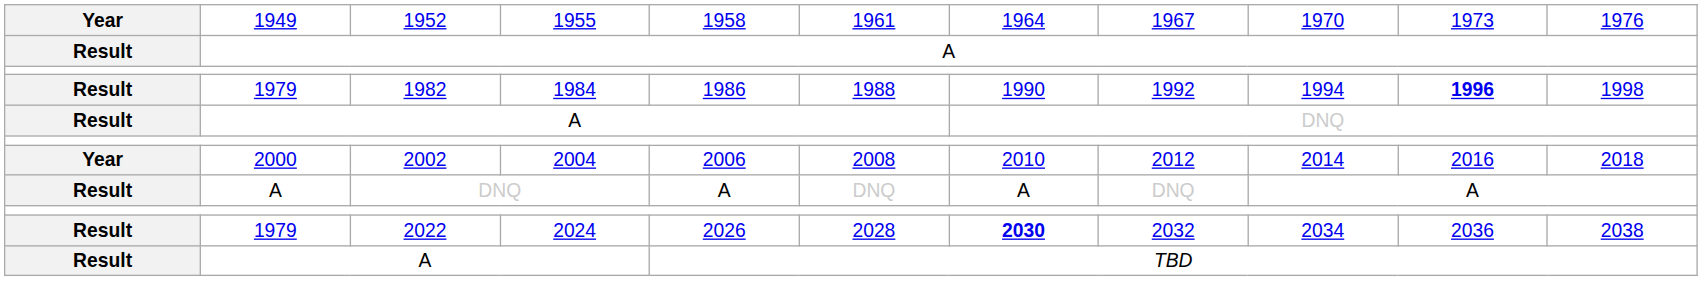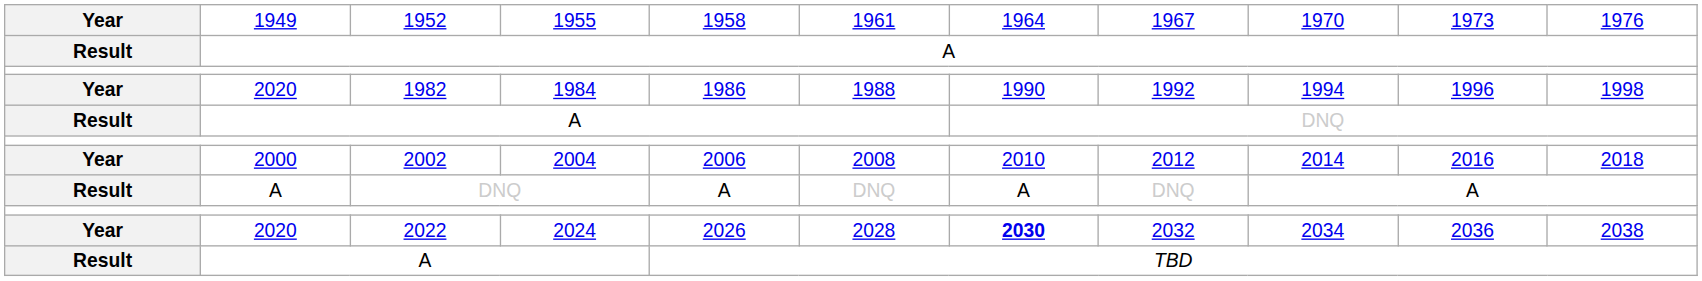(103, 90) Result -> (103, 90) Year
(275, 90) 1979 -> (275, 90) 2020
(1472, 90) bold -> (1472, 90) normal
(103, 230) Result -> (103, 230) Year
(275, 230) 1979 -> (275, 230) 2020
